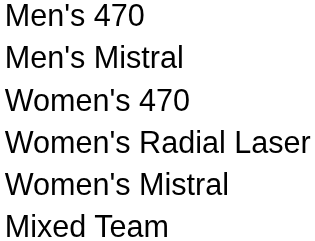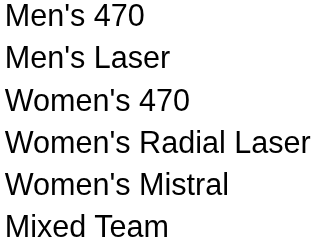+ row: (87, 58)
- row: (94, 58)
